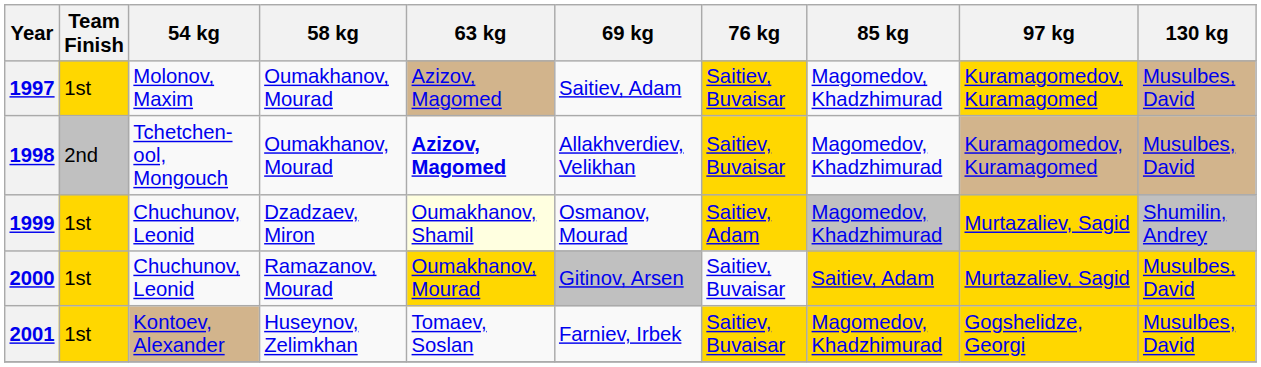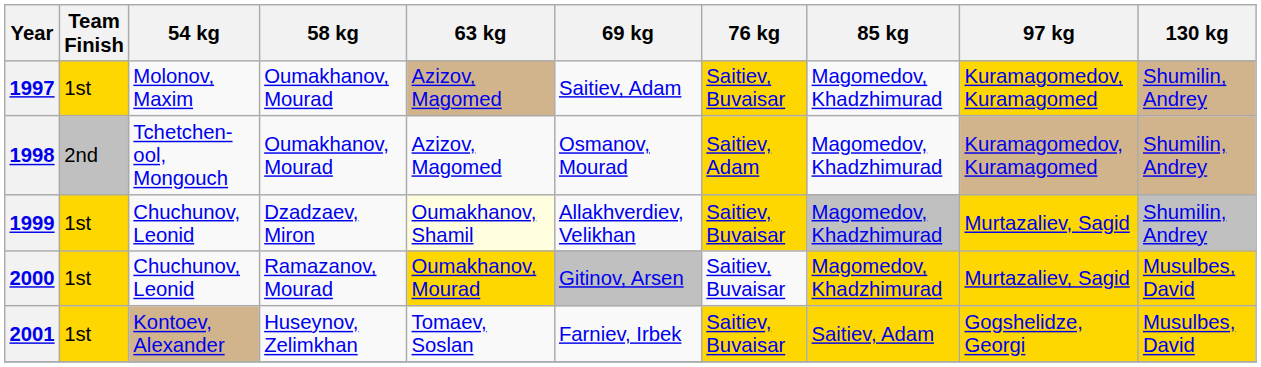(1189, 88) Musulbes, David -> (1185, 88) Shumilin, Andrey
(459, 155) bold -> (457, 155) normal
(621, 155) Allakhverdiev, Velikhan -> (604, 155) Osmanov, Mourad
(746, 155) Saitiev, Buvaisar -> (739, 155) Saitiev, Adam
(1189, 155) Musulbes, David -> (1185, 155) Shumilin, Andrey
(604, 223) Osmanov, Mourad -> (621, 223) Allakhverdiev, Velikhan
(739, 223) Saitiev, Adam -> (746, 223) Saitiev, Buvaisar
(873, 278) Saitiev, Adam -> (877, 278) Magomedov, Khadzhimurad
(877, 334) Magomedov, Khadzhimurad -> (873, 334) Saitiev, Adam
